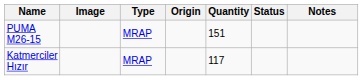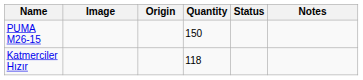- column: (143, 12)
(217, 34) 151 -> (194, 34) 150
(216, 61) 117 -> (193, 61) 118
